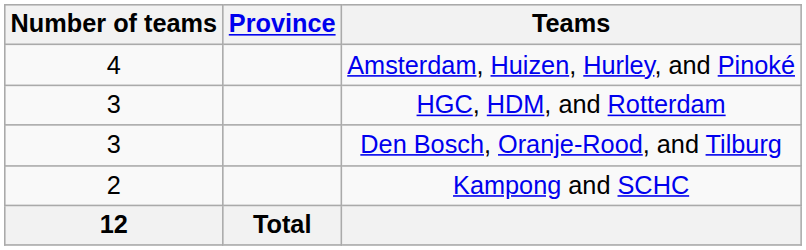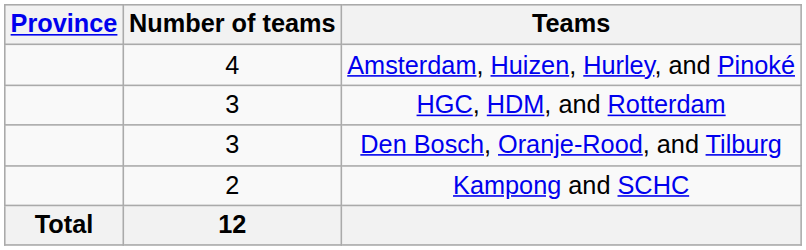columns swapped: (282, 24) <-> (114, 24)
